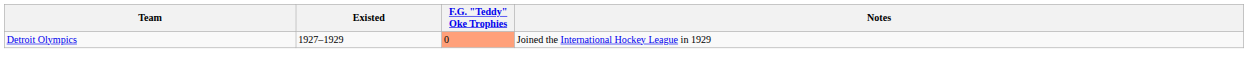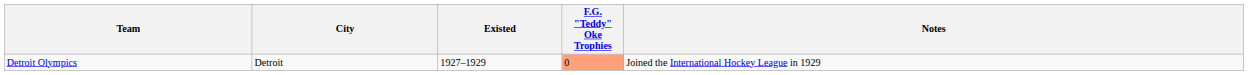+ column: (345, 29)
